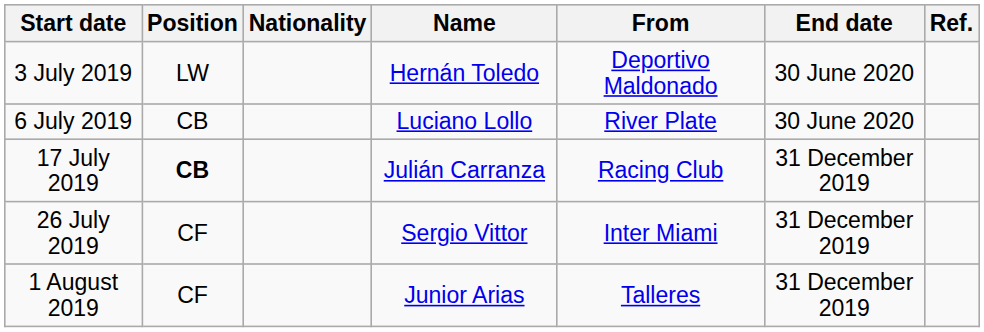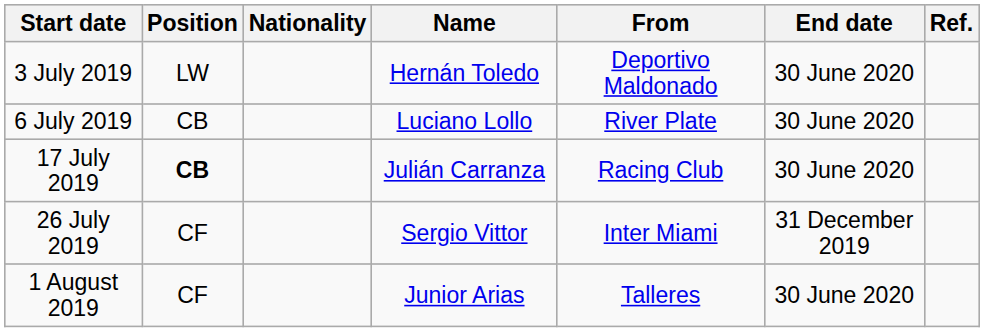(844, 171) 31 December 2019 -> (844, 171) 30 June 2020
(844, 295) 31 December 2019 -> (844, 295) 30 June 2020
